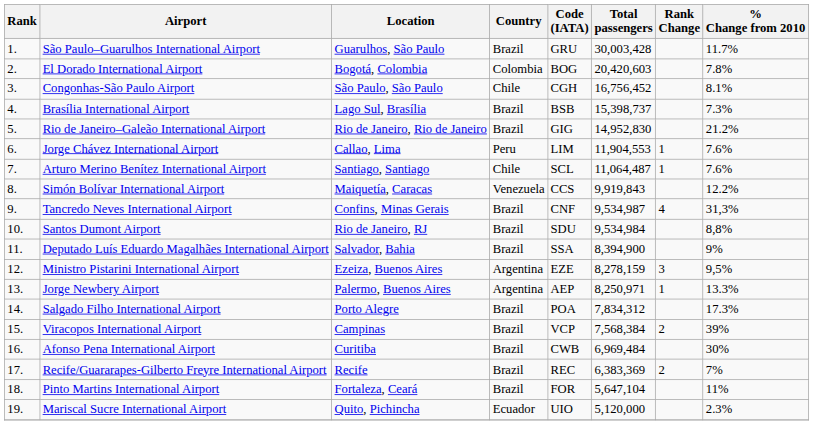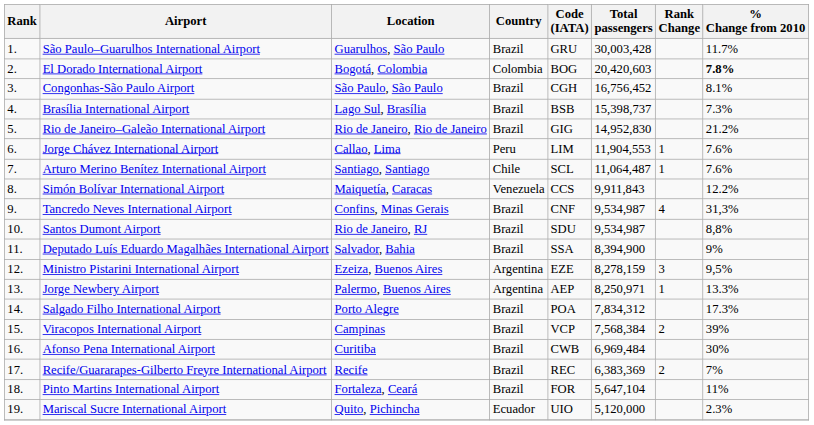(719, 68) normal -> (720, 68) bold
(506, 88) Chile -> (508, 88) Brazil
(620, 189) 9,919,843 -> (620, 189) 9,911,843
(620, 229) 9,534,984 -> (620, 229) 9,534,987
